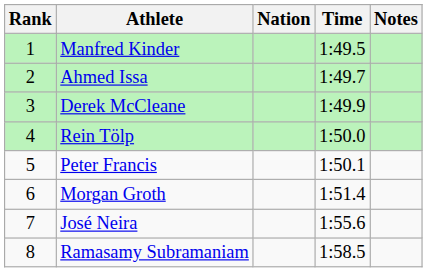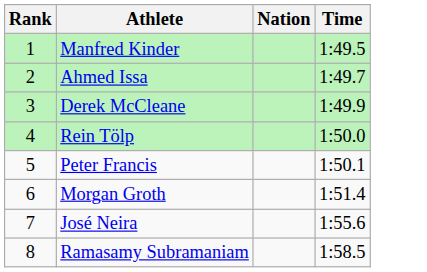- column: (396, 19)
